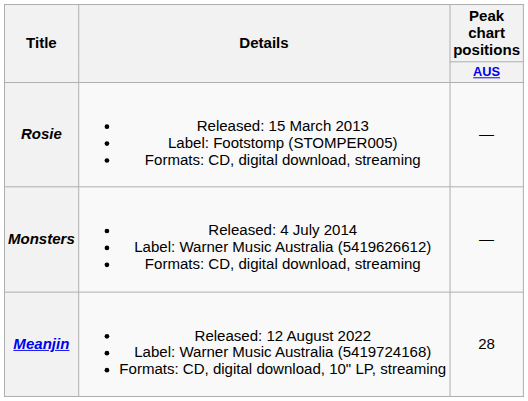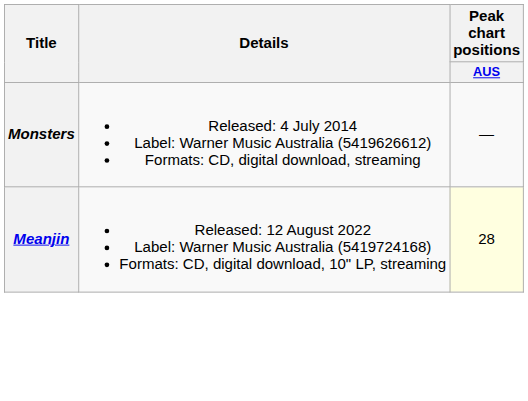- row: (41, 134)
(487, 344) no background -> (487, 239) lightyellow background
